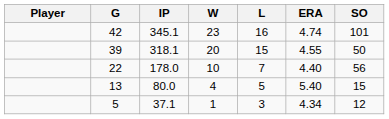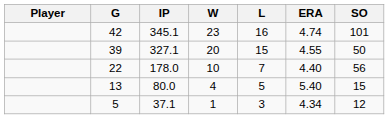(164, 50) 318.1 -> (164, 50) 327.1
